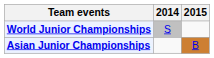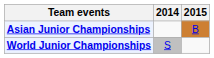rows swapped: (78, 46) <-> (79, 29)
